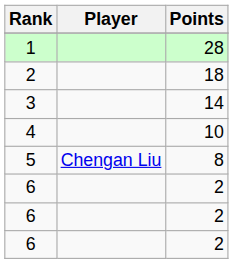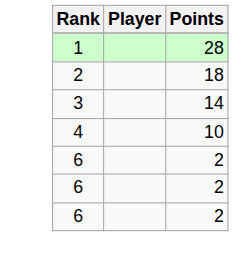- row: (31, 160)
